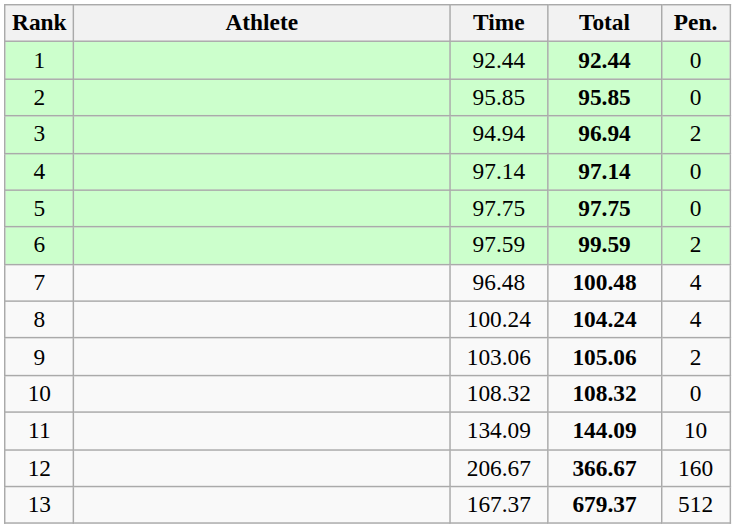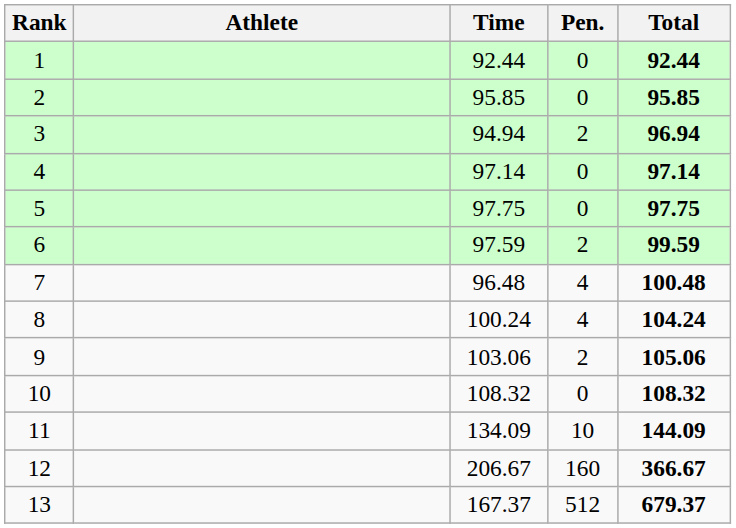columns swapped: (696, 23) <-> (605, 23)
